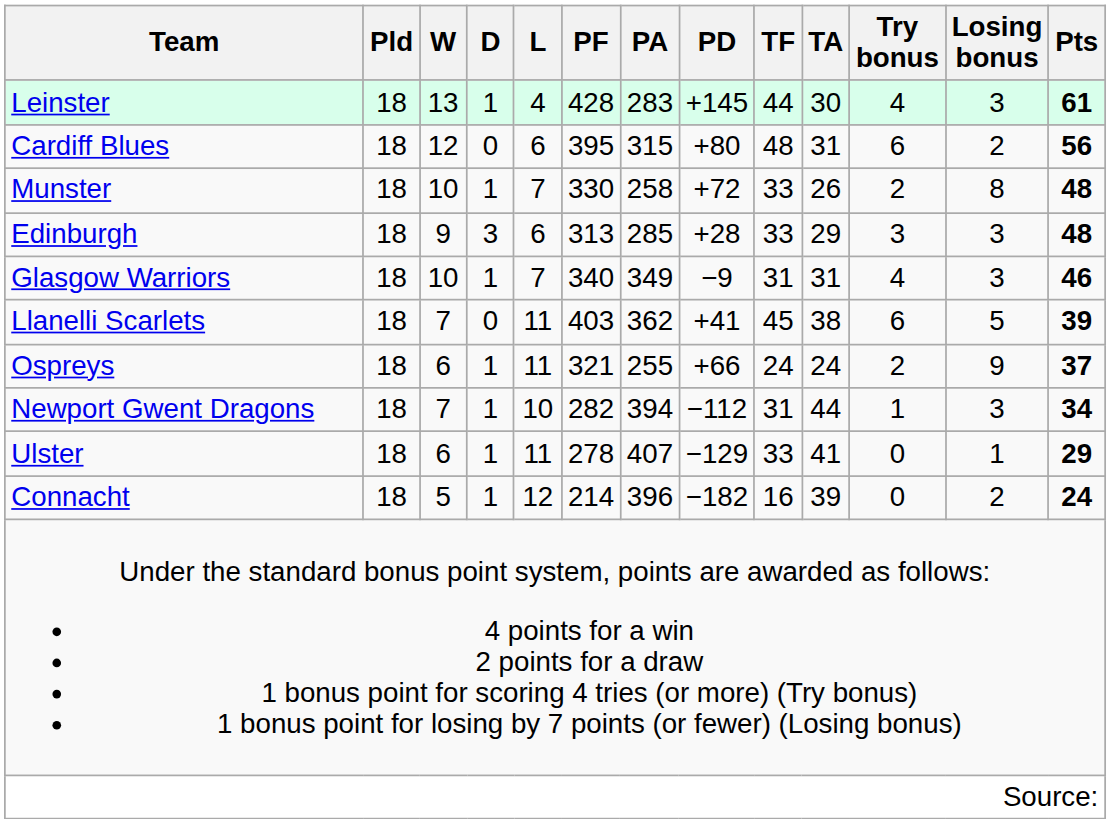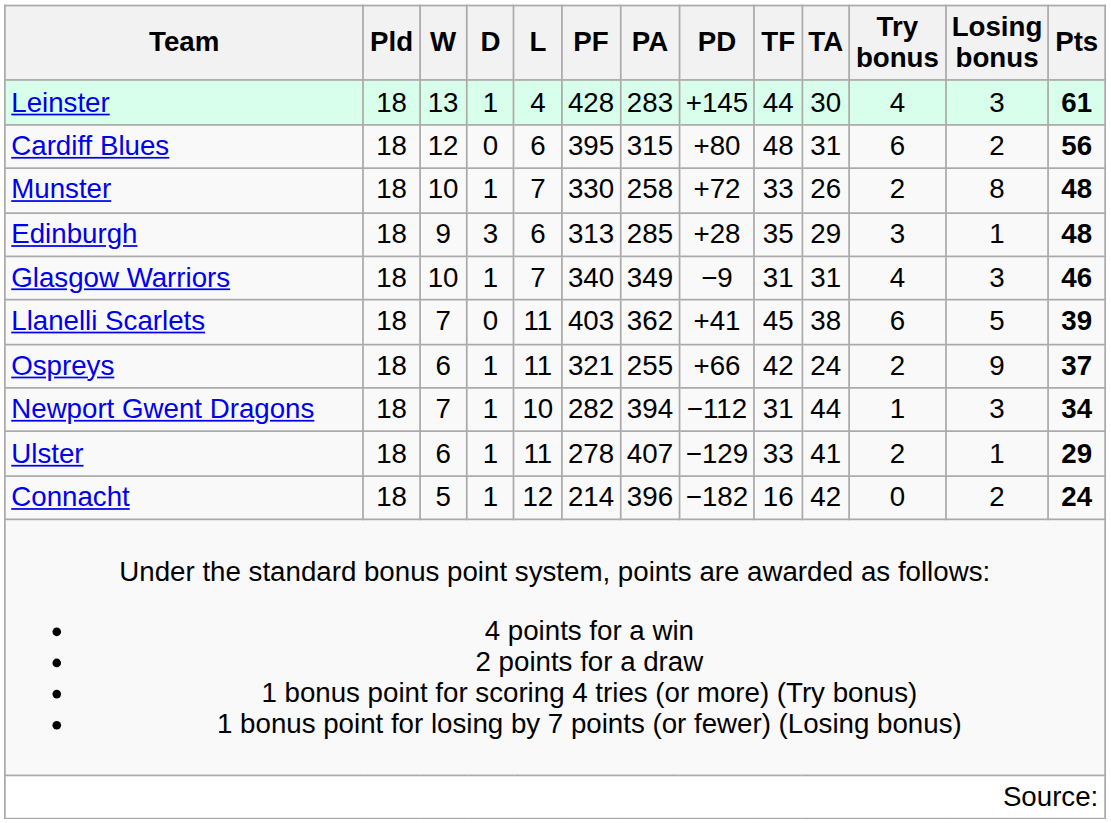(778, 233) 33 -> (778, 233) 35
(997, 233) 3 -> (997, 233) 1
(778, 365) 24 -> (778, 365) 42
(897, 453) 0 -> (897, 453) 2
(826, 497) 39 -> (826, 497) 42
